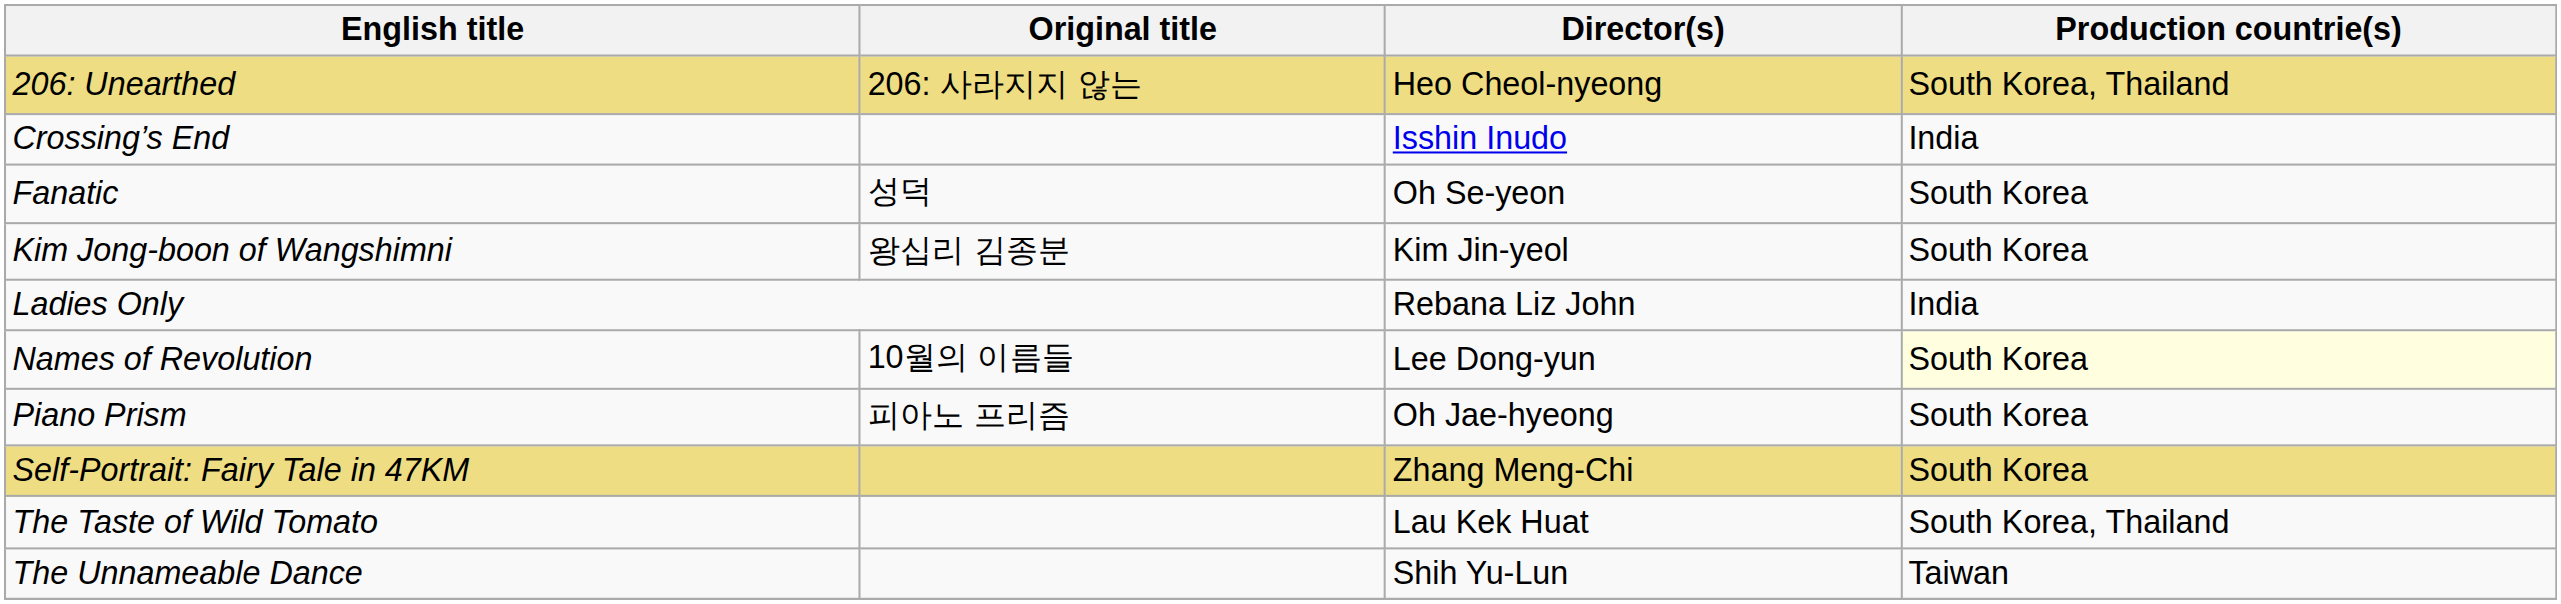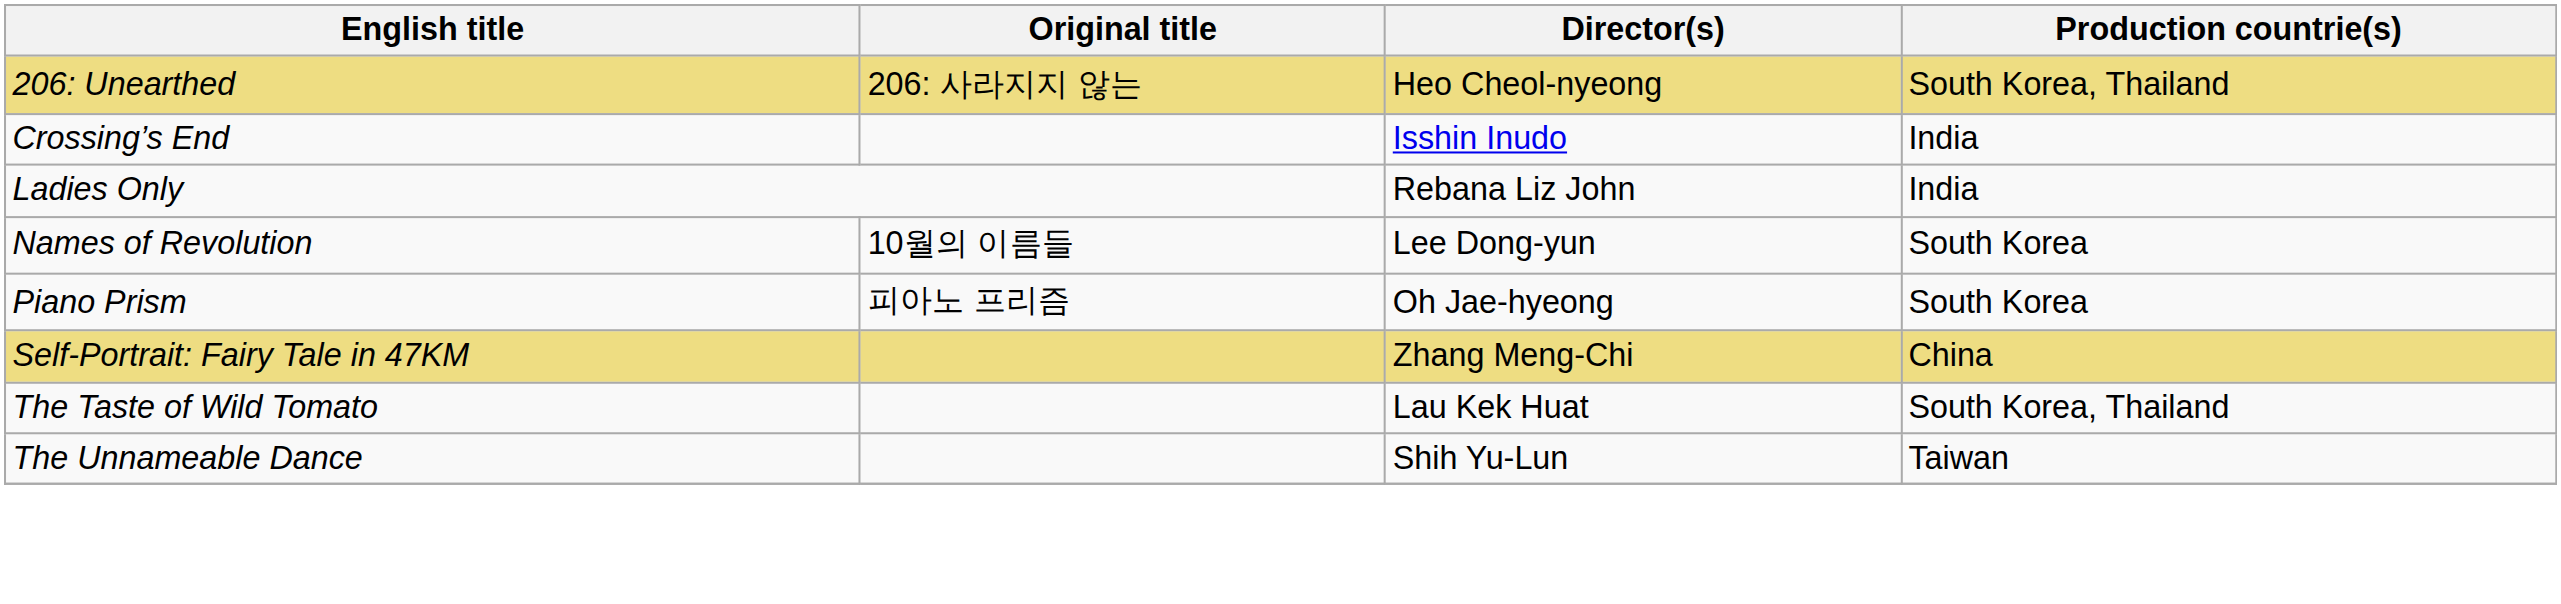- row: (65, 192)
- row: (232, 250)
(1998, 358) lightyellow background -> (1998, 244) no background
(1998, 470) South Korea -> (1951, 355) China
